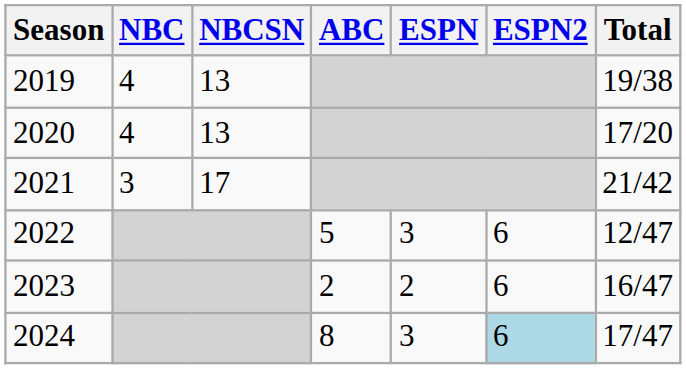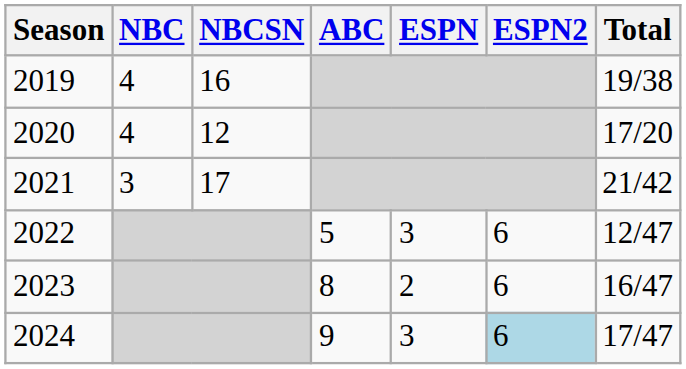(215, 81) 13 -> (215, 81) 16
(215, 132) 13 -> (215, 132) 12
(327, 285) 2 -> (327, 285) 8
(327, 337) 8 -> (327, 337) 9
